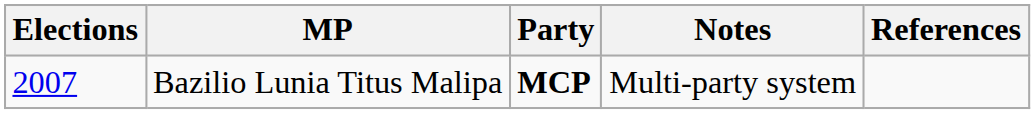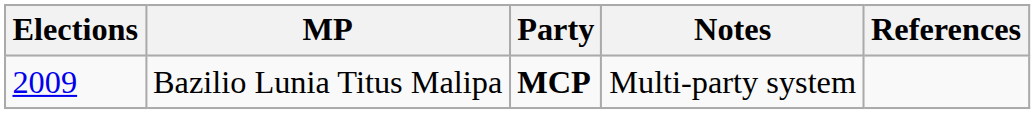(45, 81) 2007 -> (45, 81) 2009
